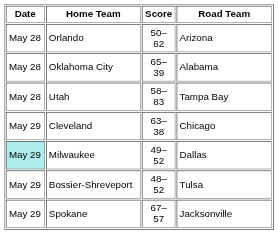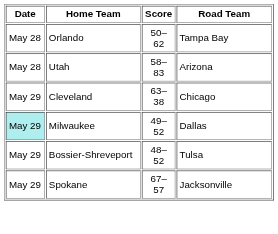(196, 38) Arizona -> (204, 38) Tampa Bay
- row: (81, 67)
(204, 96) Tampa Bay -> (196, 67) Arizona
